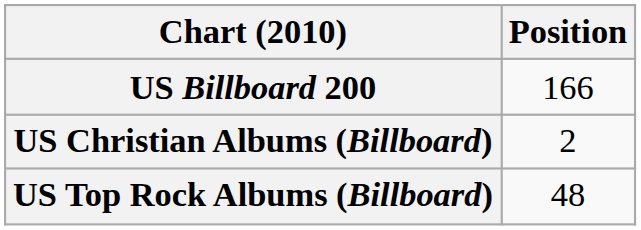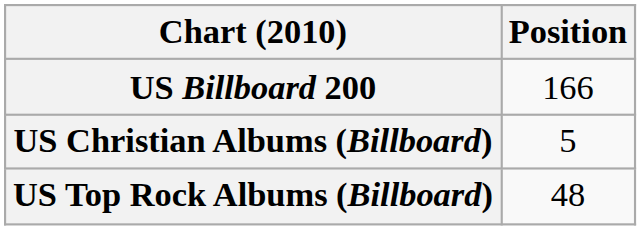(568, 140) 2 -> (568, 140) 5
